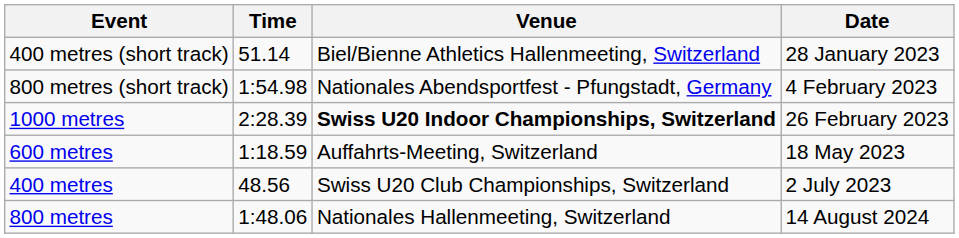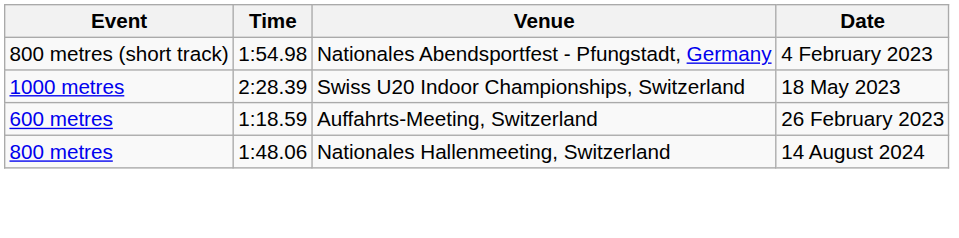- row: (119, 54)
(546, 119) bold -> (531, 87) normal
(867, 119) 26 February 2023 -> (841, 87) 18 May 2023
(845, 152) 18 May 2023 -> (863, 119) 26 February 2023
- row: (61, 185)
